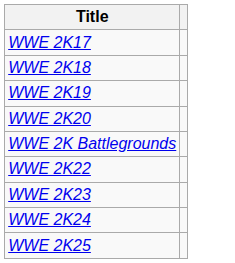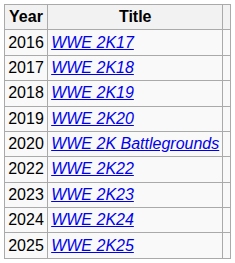+ column: (26, 17)
